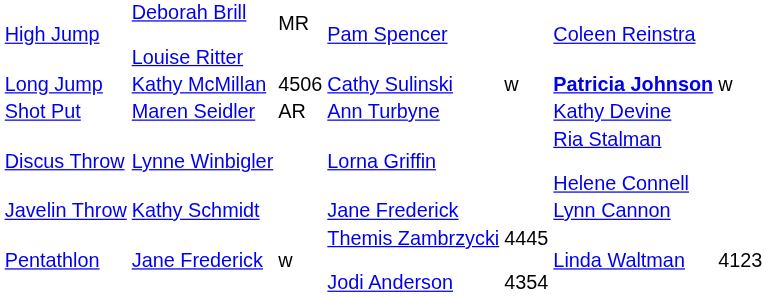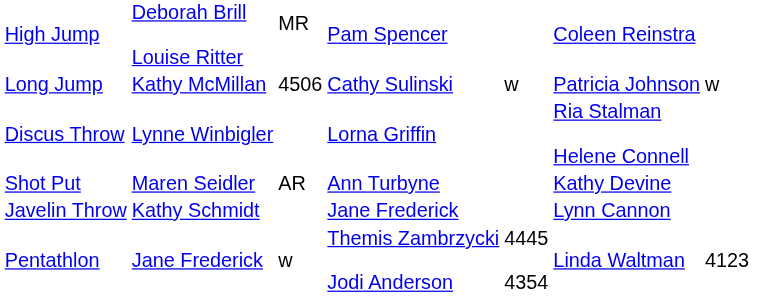(633, 84) bold -> (627, 84) normal
rows swapped: (43, 111) <-> (65, 161)
